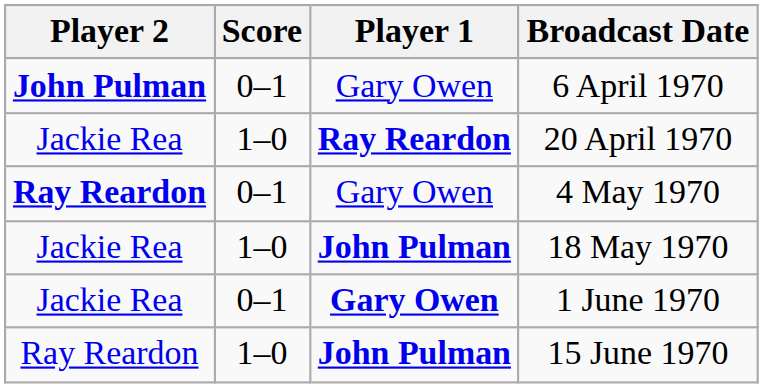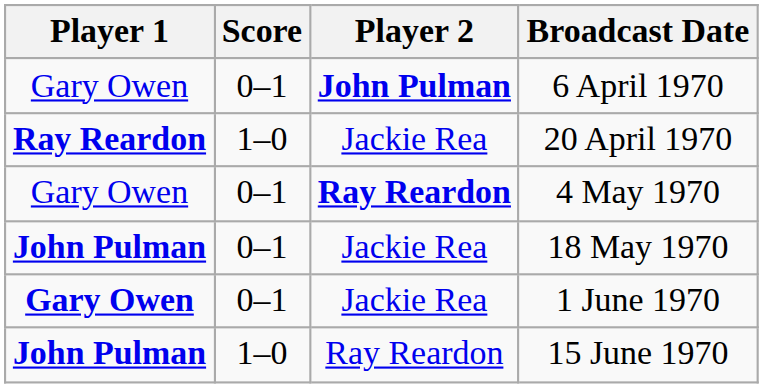columns swapped: (414, 31) <-> (109, 31)
(262, 246) 1–0 -> (262, 246) 0–1
